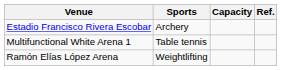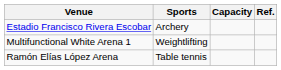(181, 42) Table tennis -> (182, 42) Weightlifting
(182, 57) Weightlifting -> (181, 57) Table tennis
